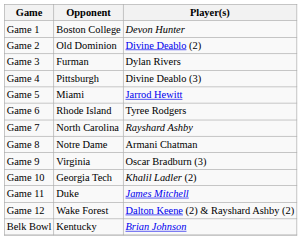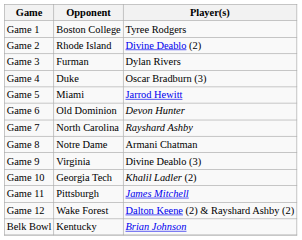(155, 29) Devon Hunter -> (156, 29) Tyree Rodgers
(86, 45) Old Dominion -> (84, 45) Rhode Island
(78, 78) Pittsburgh -> (68, 78) Duke
(163, 78) Divine Deablo (3) -> (166, 78) Oscar Bradburn (3)
(84, 111) Rhode Island -> (86, 111) Old Dominion
(156, 111) Tyree Rodgers -> (155, 111) Devon Hunter
(166, 161) Oscar Bradburn (3) -> (163, 161) Divine Deablo (3)
(68, 194) Duke -> (78, 194) Pittsburgh
